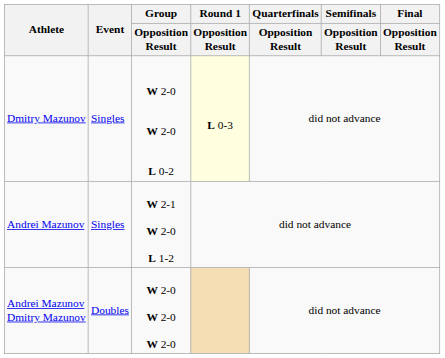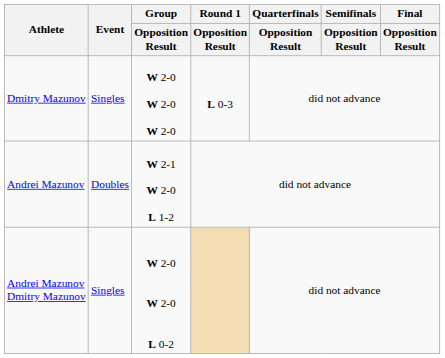(161, 132) W 2-0 W 2-0 L 0-2 -> (161, 105) W 2-0 W 2-0 W 2-0
(220, 125) lightyellow background -> (220, 105) no background
(108, 225) Singles -> (110, 184) Doubles
(110, 310) Doubles -> (108, 290) Singles
(161, 317) W 2-0 W 2-0 W 2-0 -> (161, 304) W 2-0 W 2-0 L 0-2
